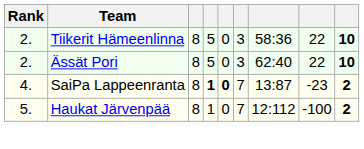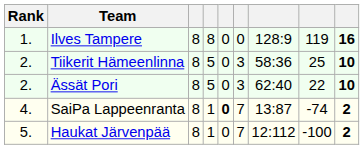+ row: (96, 39)
(317, 39) 22 -> (317, 62) 25
(211, 86) bold -> (211, 109) normal
(317, 86) -23 -> (317, 109) -74
